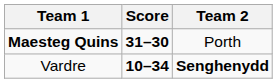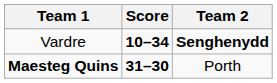rows swapped: (63, 41) <-> (63, 66)
